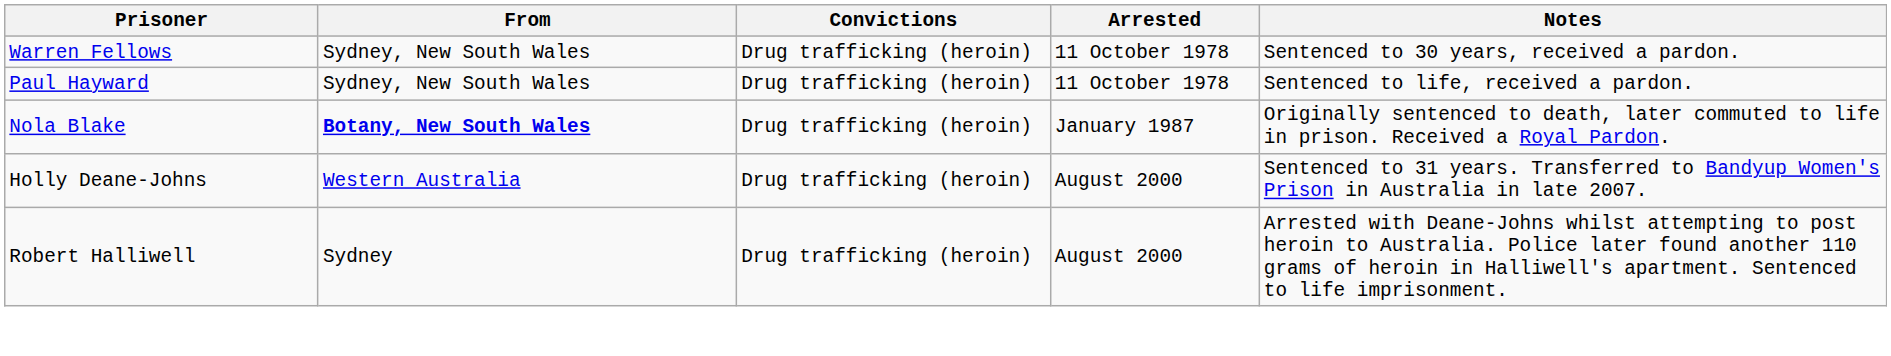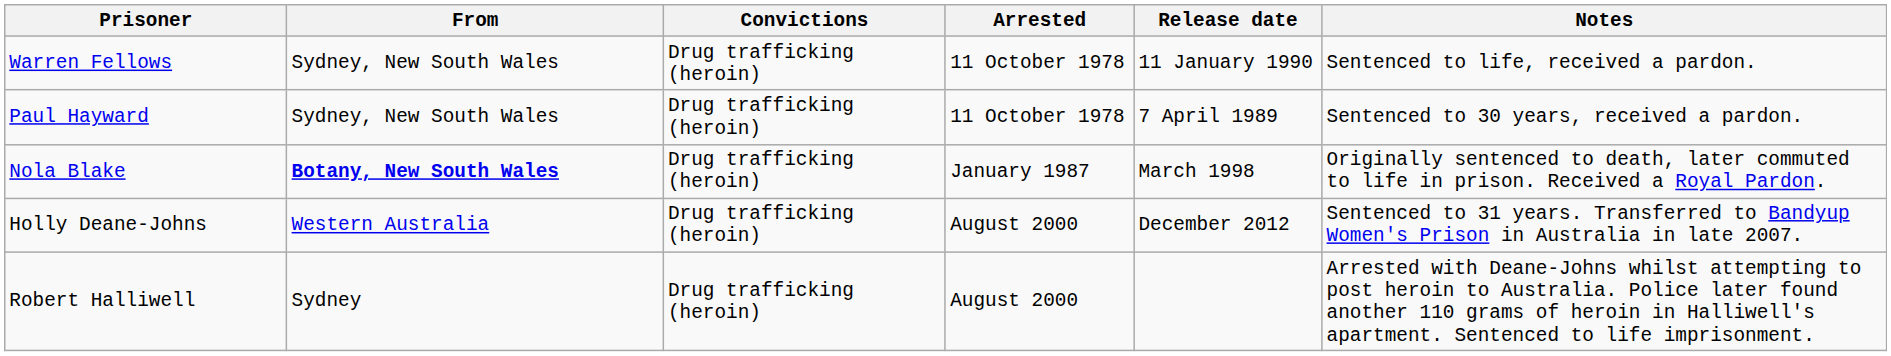+ column: (1228, 21)
(1502, 52) Sentenced to 30 years, received a pardon. -> (1542, 63) Sentenced to life, received a pardon.
(1479, 84) Sentenced to life, received a pardon. -> (1565, 117) Sentenced to 30 years, received a pardon.
